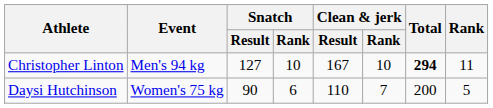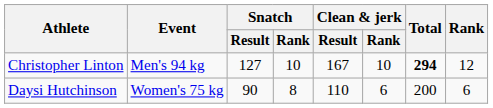(466, 65) 11 -> (466, 65) 12
(293, 90) 6 -> (293, 90) 8
(384, 90) 7 -> (384, 90) 6
(466, 90) 5 -> (466, 90) 6
